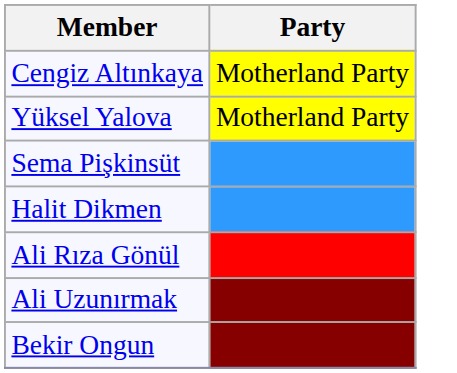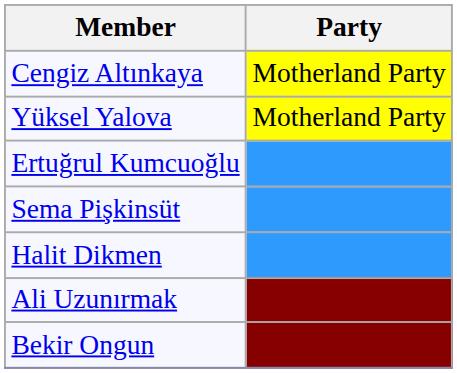+ row: (126, 163)
- row: (95, 254)
